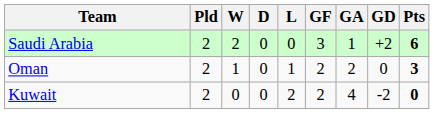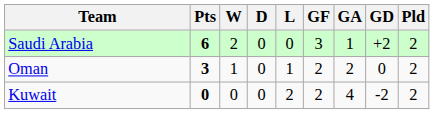columns swapped: (206, 17) <-> (414, 17)
